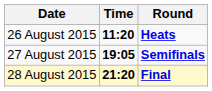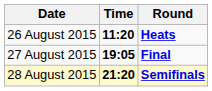(173, 55) Semifinals -> (156, 55) Final
(156, 75) Final -> (173, 75) Semifinals
